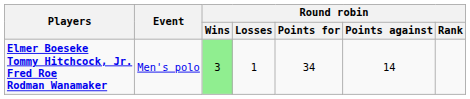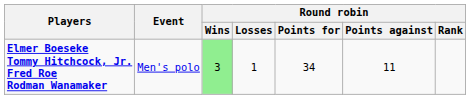(389, 67) 14 -> (389, 67) 11
